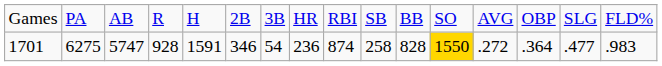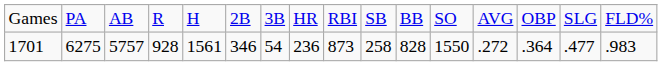(127, 46) 5747 -> (127, 46) 5757
(204, 46) 1591 -> (204, 46) 1561
(341, 46) 874 -> (341, 46) 873
(452, 46) gold background -> (452, 46) no background
